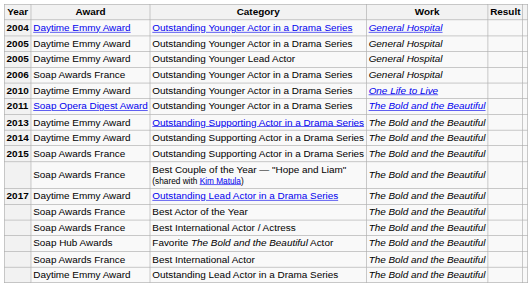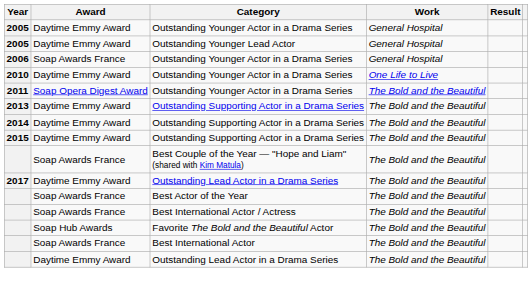- row: (18, 28)
(79, 153) Soap Awards France -> (82, 138) Daytime Emmy Award
